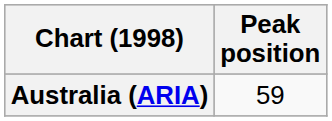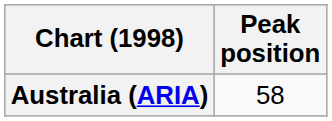(270, 94) 59 -> (270, 94) 58
